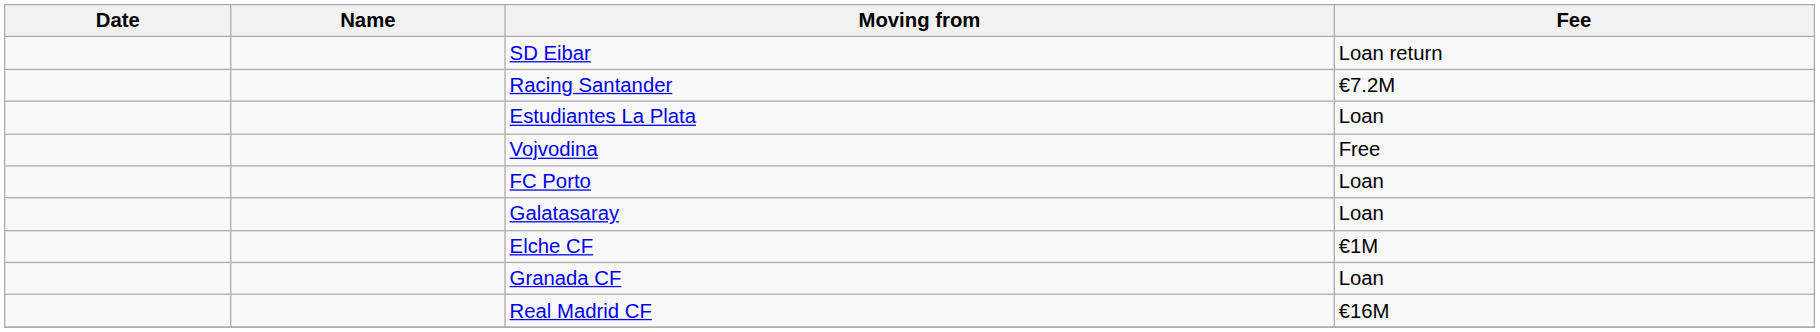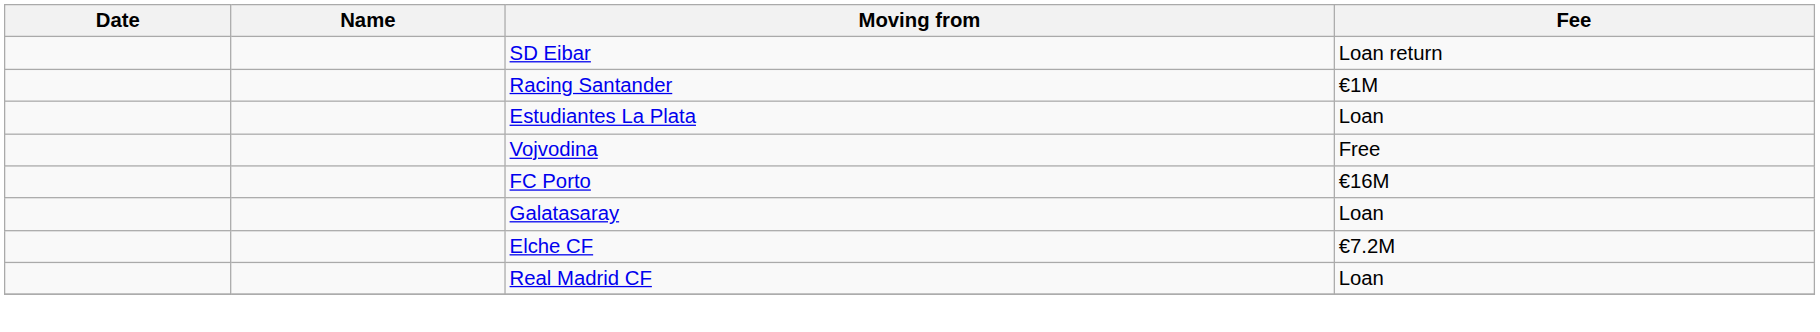(1367, 85) €7.2M -> (1358, 85) €1M
(1361, 181) Loan -> (1364, 181) €16M
(1358, 246) €1M -> (1367, 246) €7.2M
- row: (565, 278)
(1364, 310) €16M -> (1361, 278) Loan
